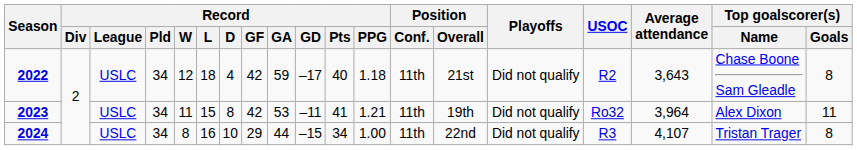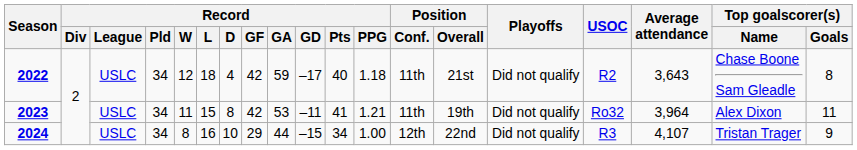(412, 134) 11th -> (412, 134) 12th
(829, 134) 8 -> (829, 134) 9
